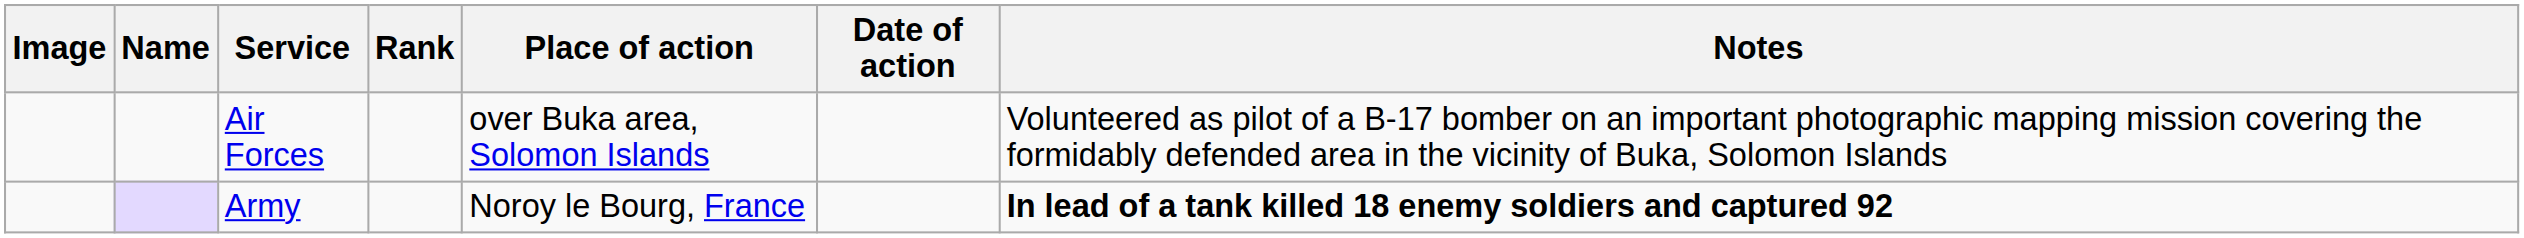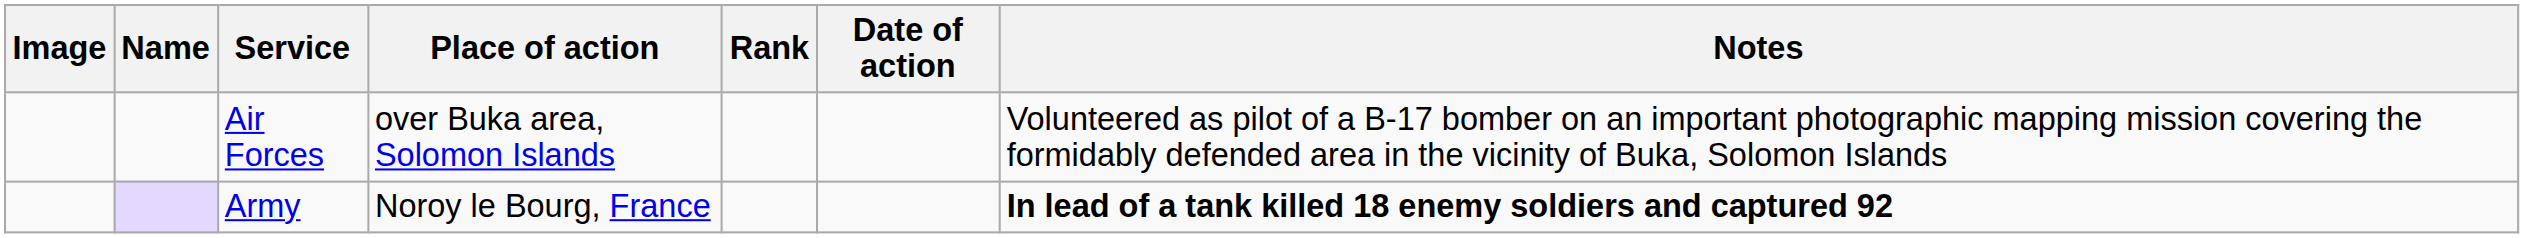columns swapped: (415, 48) <-> (639, 48)
